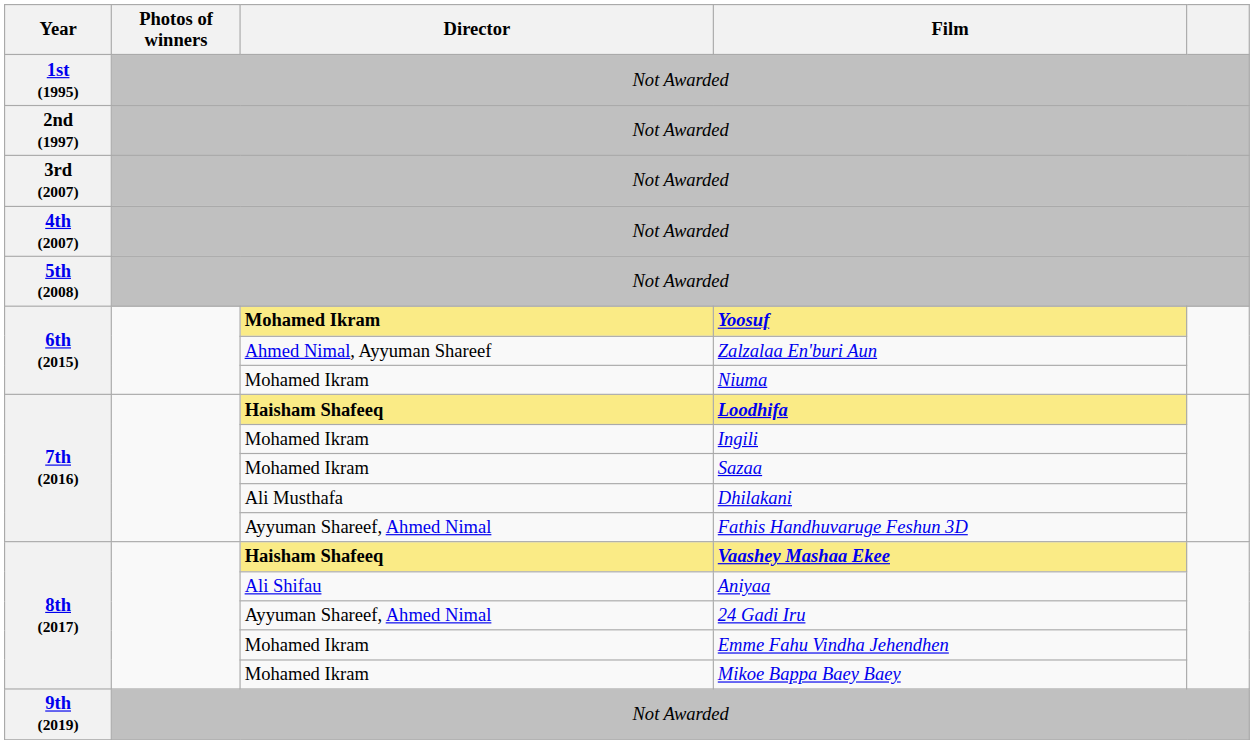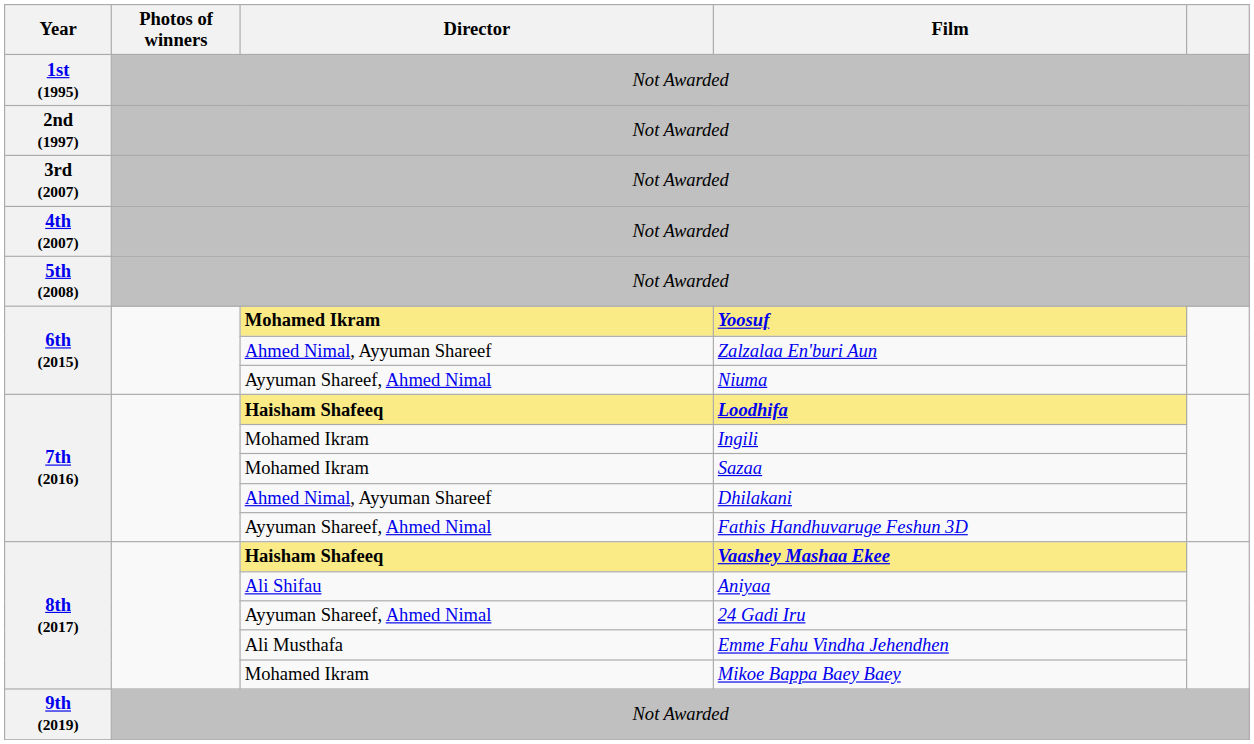(307, 379) Mohamed Ikram -> (368, 379) Ayyuman Shareef, Ahmed Nimal
(294, 497) Ali Musthafa -> (368, 497) Ahmed Nimal, Ayyuman Shareef
(307, 644) Mohamed Ikram -> (294, 644) Ali Musthafa
